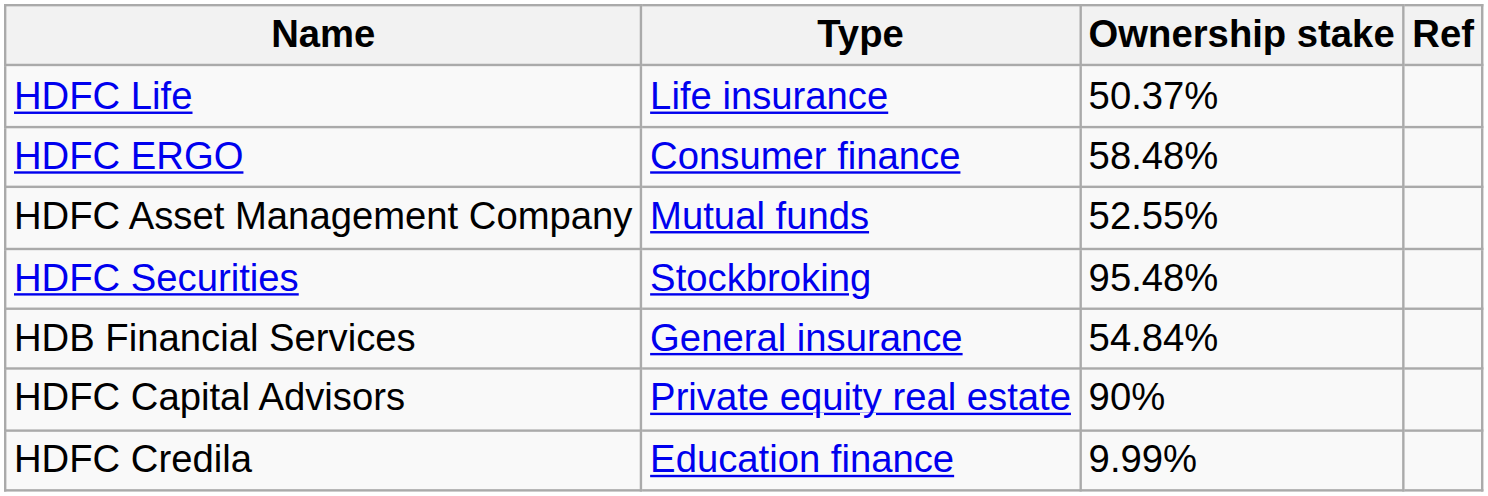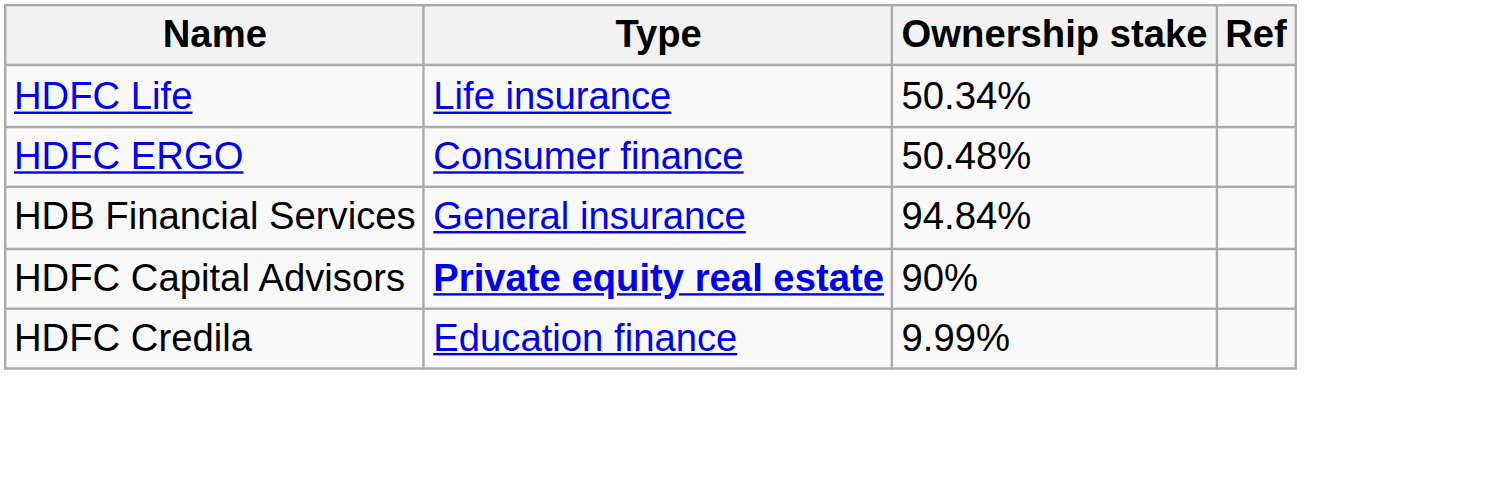(1153, 95) 50.37% -> (966, 95) 50.34%
(1153, 156) 58.48% -> (966, 156) 50.48%
- row: (323, 216)
- row: (156, 277)
(1153, 338) 54.84% -> (966, 216) 94.84%
(861, 398) normal -> (659, 277) bold
